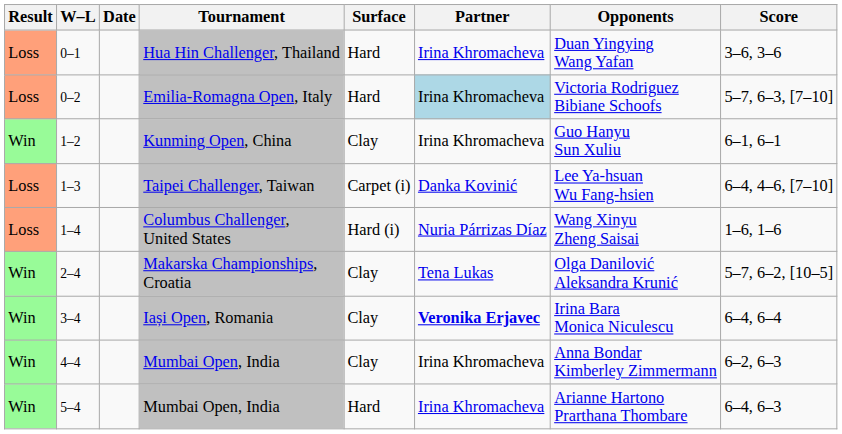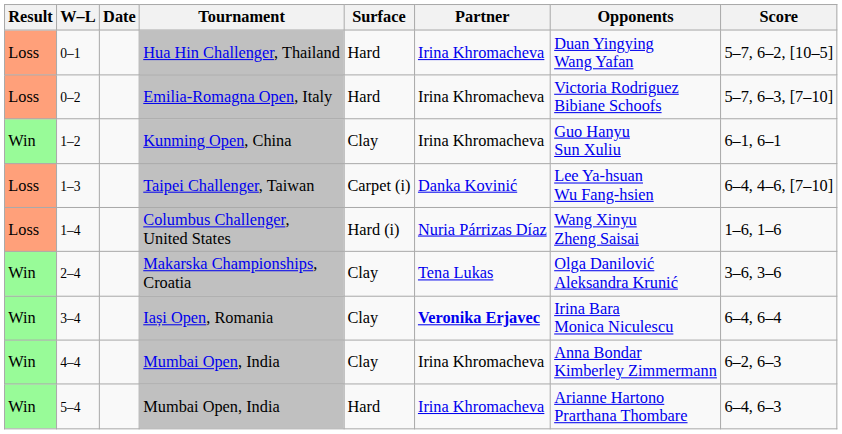(753, 52) 3–6, 3–6 -> (779, 52) 5–7, 6–2, [10–5]
(481, 96) lightblue background -> (481, 96) no background
(779, 273) 5–7, 6–2, [10–5] -> (753, 273) 3–6, 3–6
